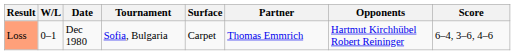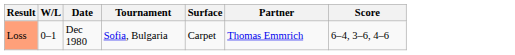- column: (381, 12)
